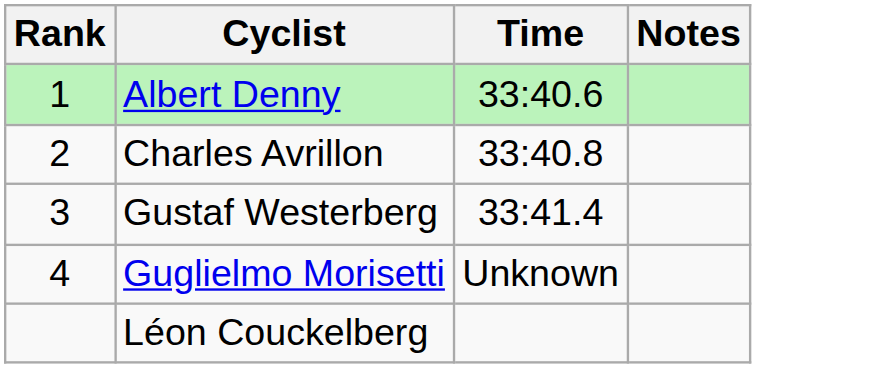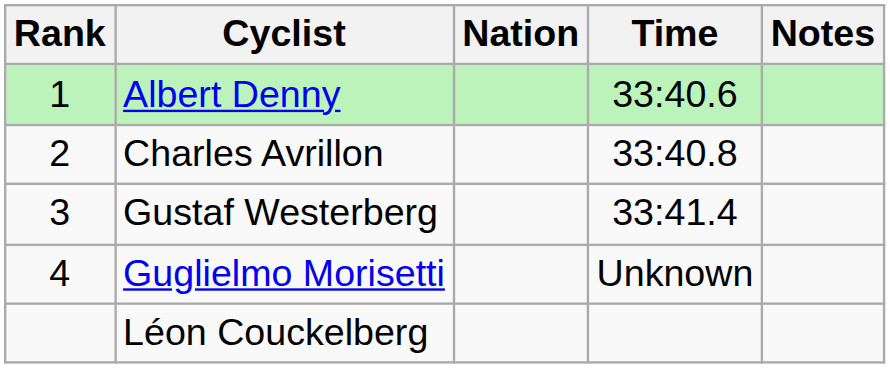+ column: (521, 34)
